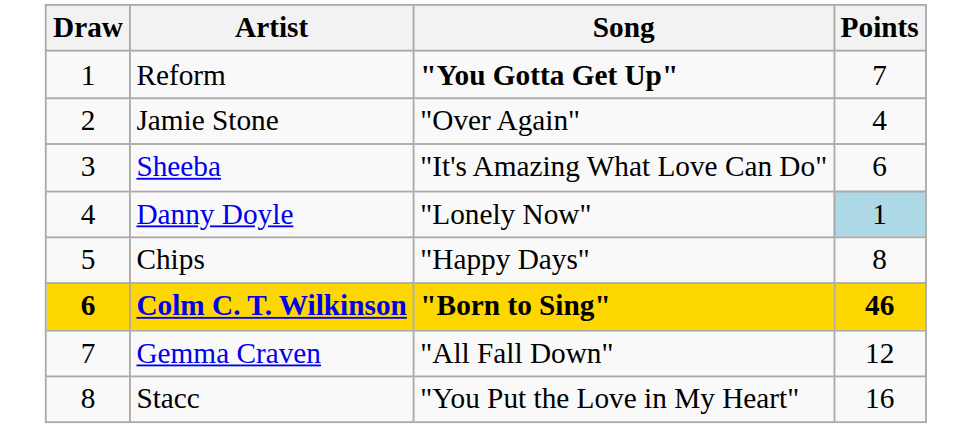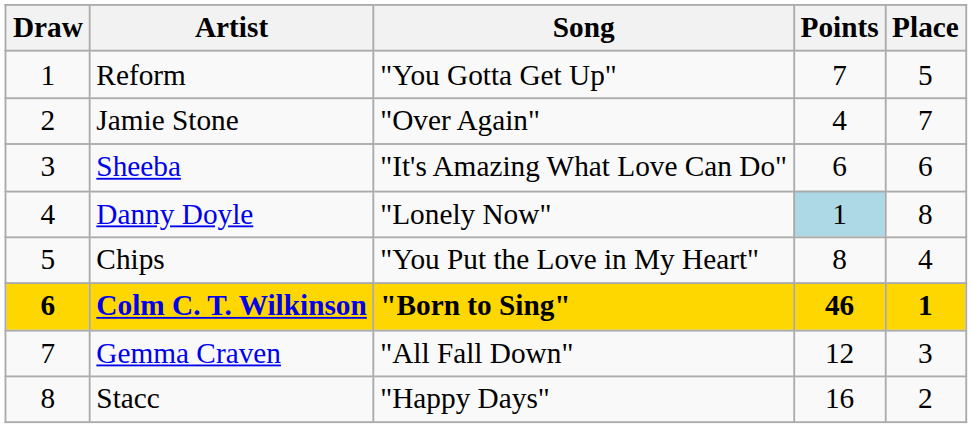+ column: (925, 27)
(549, 74) bold -> (498, 74) normal
(505, 259) "Happy Days" -> (570, 259) "You Put the Love in My Heart"
(610, 399) "You Put the Love in My Heart" -> (465, 399) "Happy Days"
